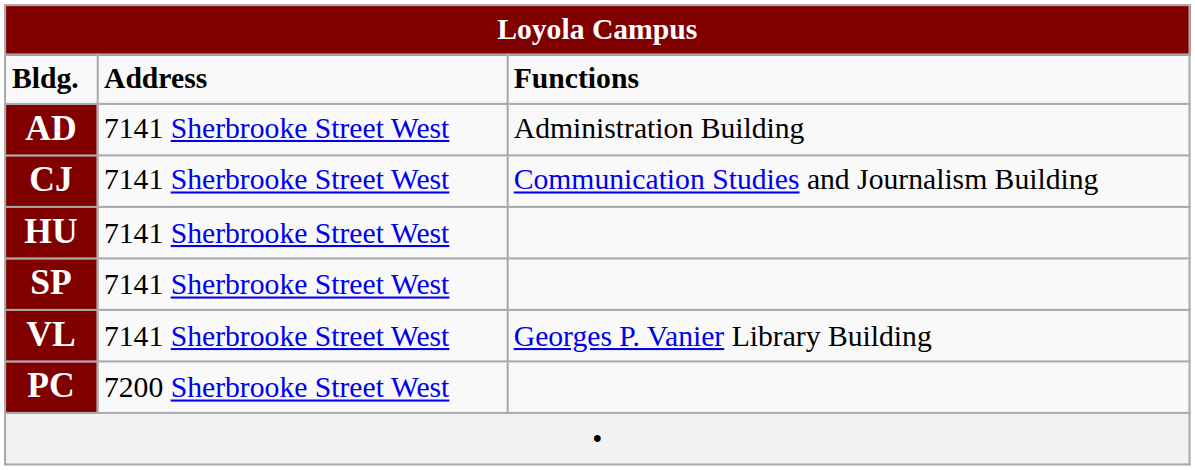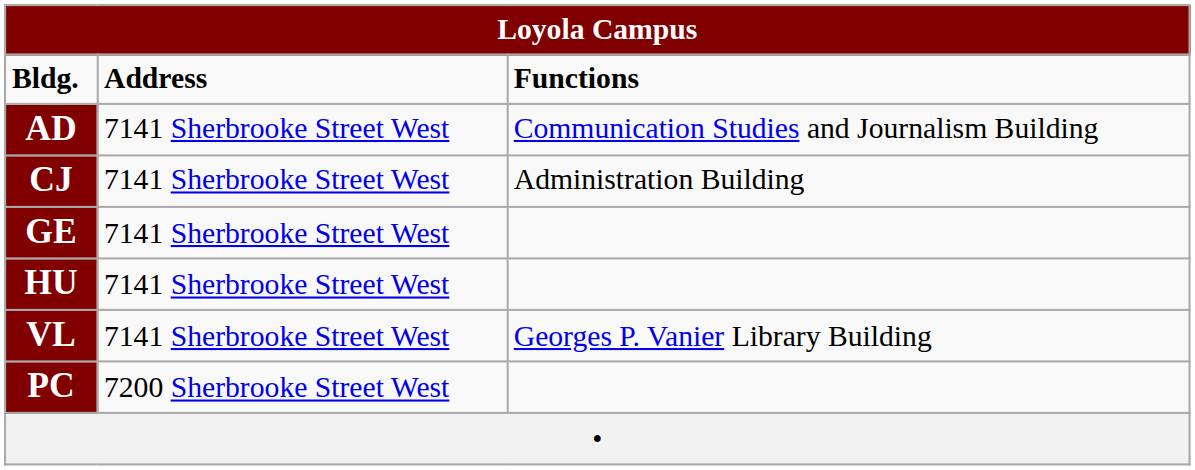(659, 129) Administration Building -> (806, 129) Communication Studies and Journalism Building
(806, 180) Communication Studies and Journalism Building -> (659, 180) Administration Building
+ row: (51, 232)
- row: (51, 284)
